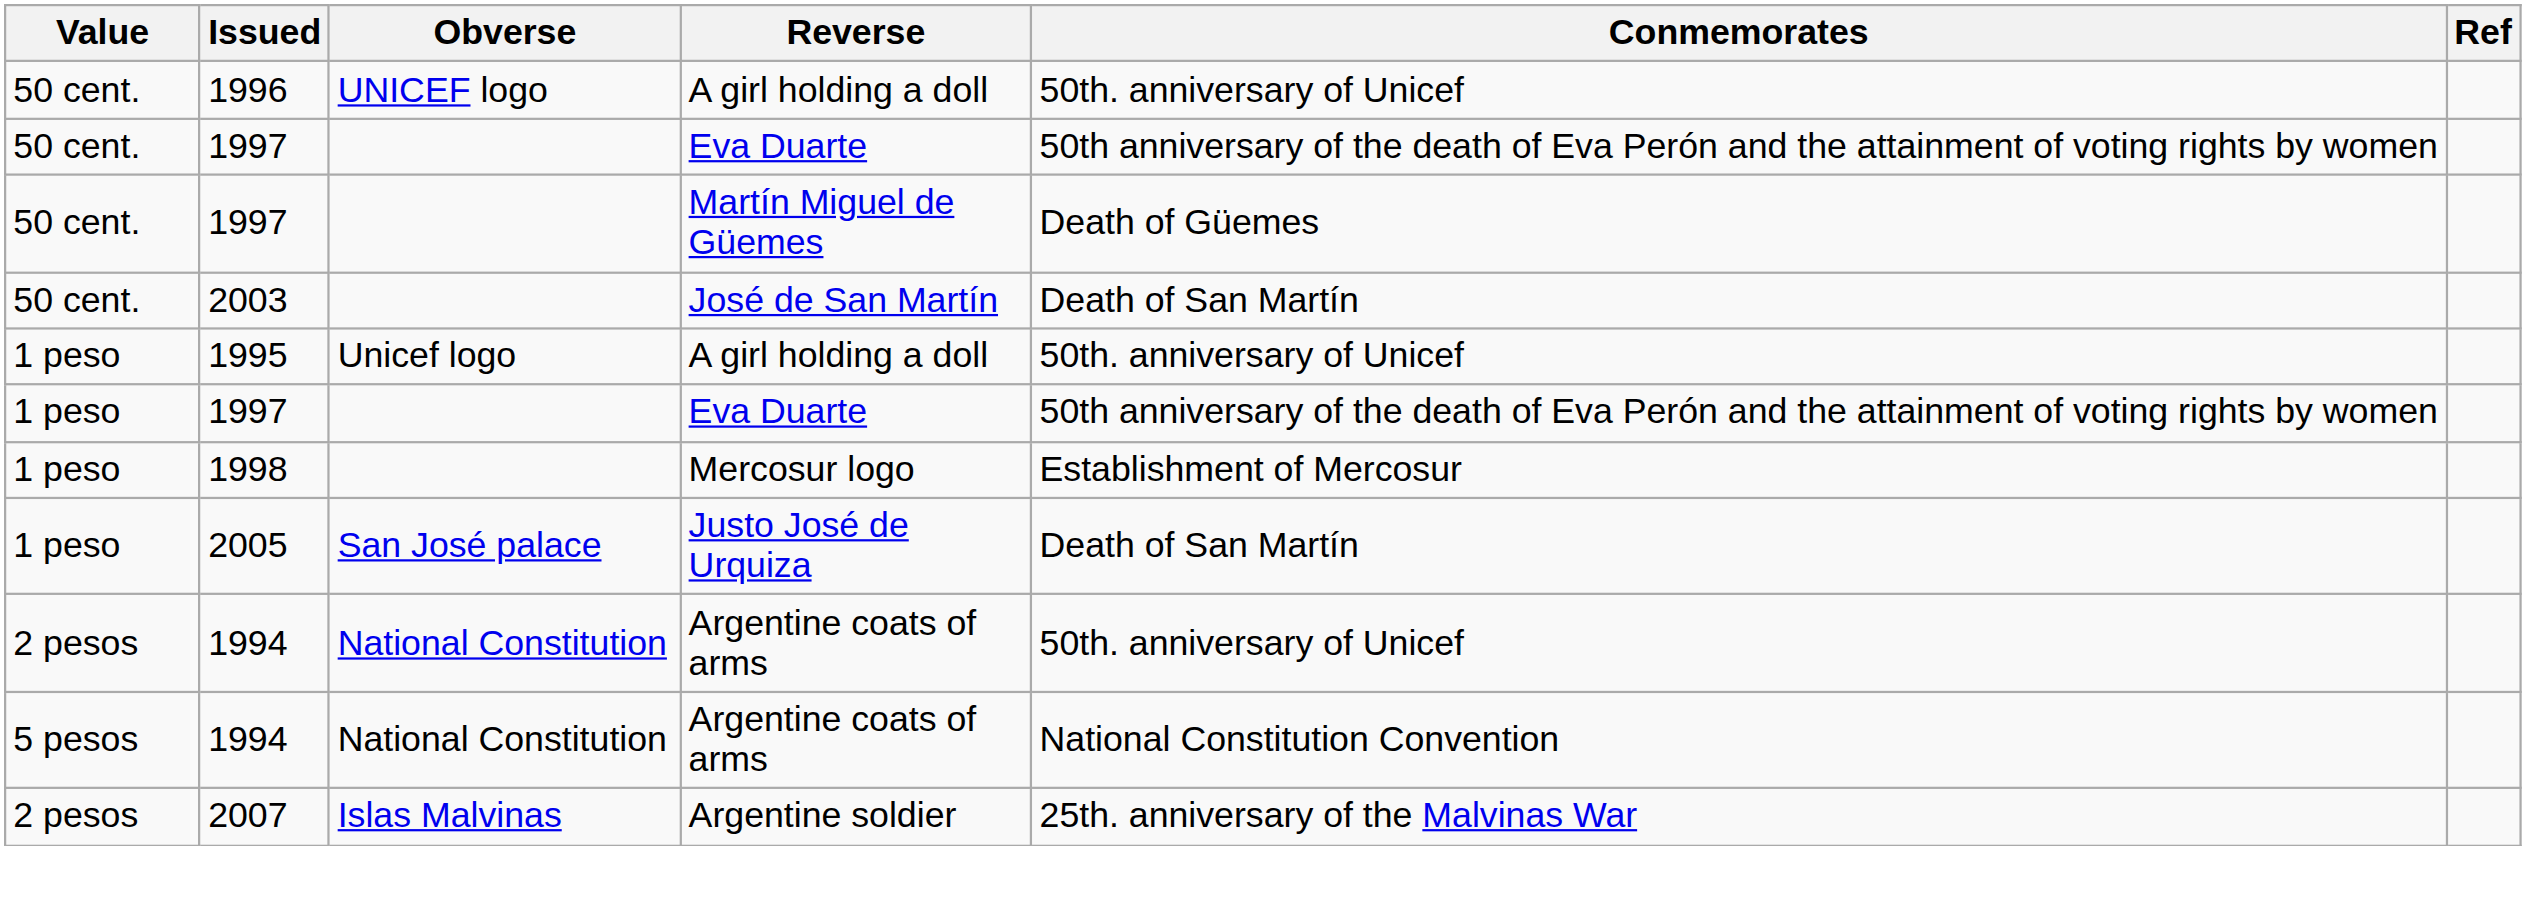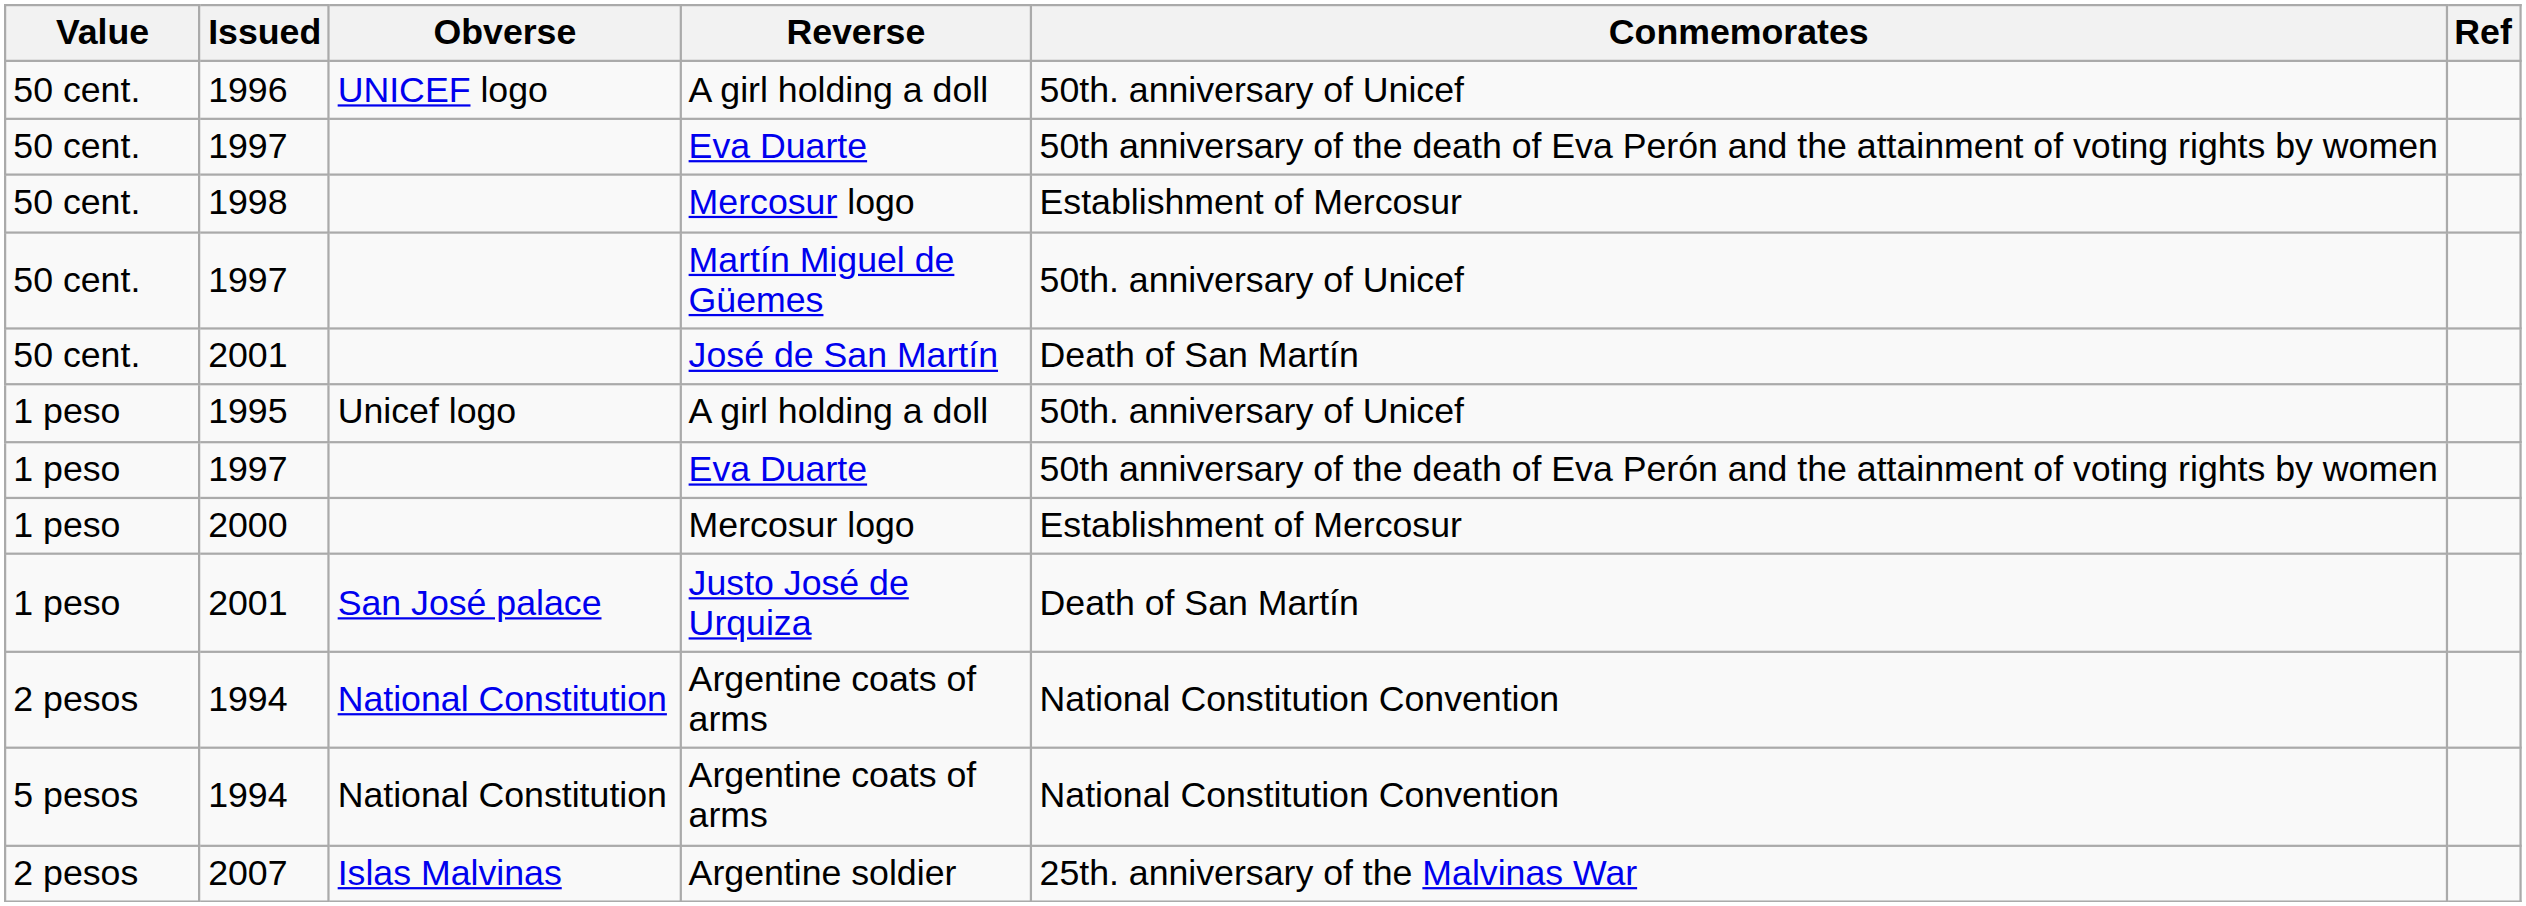+ row: (77, 202)
(1179, 222) Death of Güemes -> (1252, 279) 50th. anniversary of Unicef
(248, 299) 2003 -> (248, 355) 2001
(248, 469) 1998 -> (248, 525) 2000
(248, 545) 2005 -> (248, 602) 2001
(1252, 642) 50th. anniversary of Unicef -> (1299, 699) National Constitution Convention
